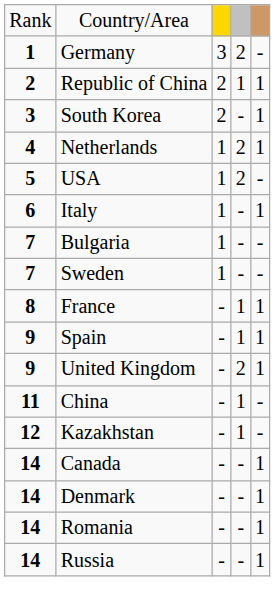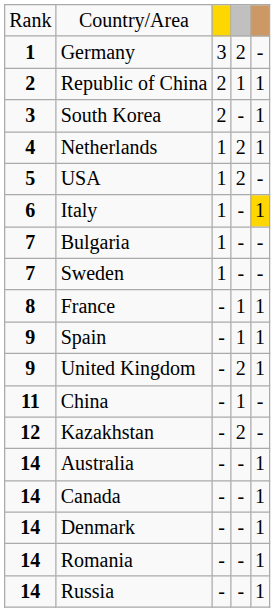(260, 210) no background -> (260, 210) gold background
(241, 432) 1 -> (241, 432) 2
+ row: (97, 464)
